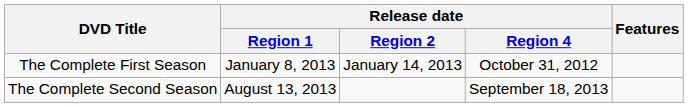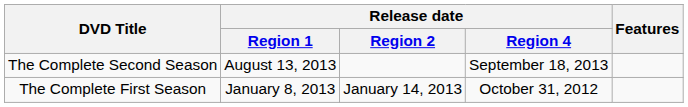rows swapped: (113, 65) <-> (113, 89)
